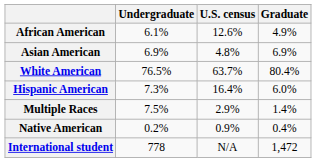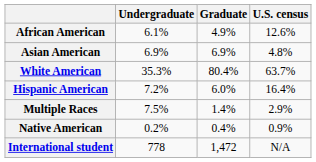columns swapped: (284, 14) <-> (227, 14)
(156, 71) 76.5% -> (156, 71) 35.3%
(156, 90) 7.3% -> (156, 90) 7.2%
